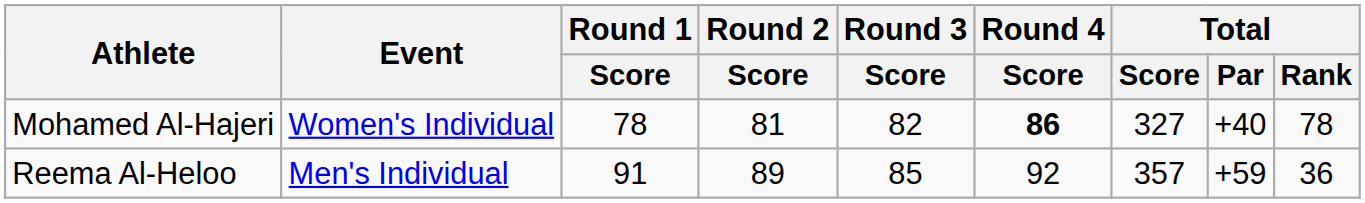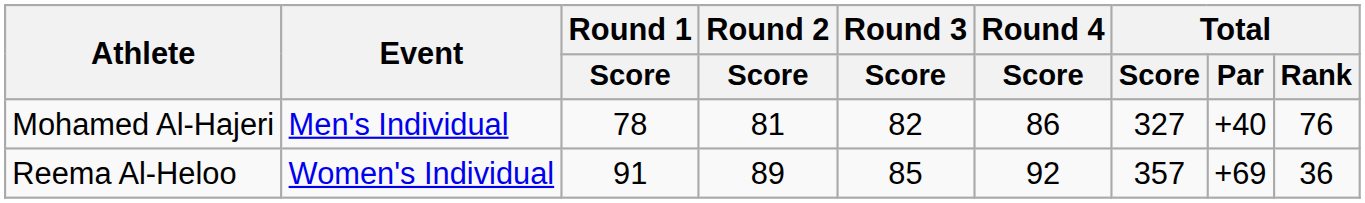(421, 124) Women's Individual -> (399, 124) Men's Individual
(1043, 124) bold -> (1043, 124) normal
(1316, 124) 78 -> (1316, 124) 76
(399, 173) Men's Individual -> (421, 173) Women's Individual
(1240, 173) +59 -> (1240, 173) +69
